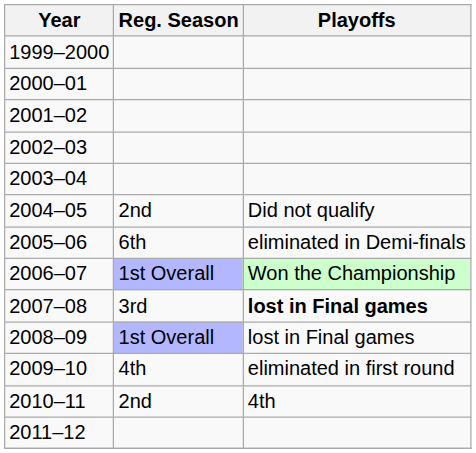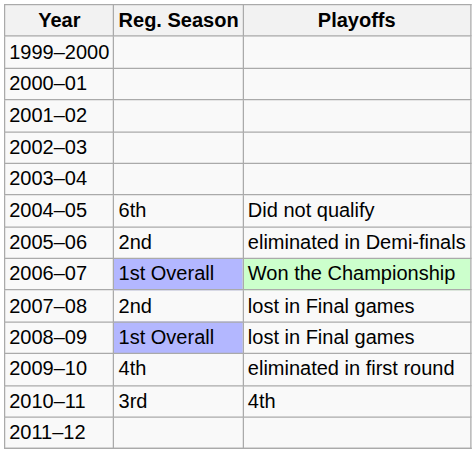(135, 210) 2nd -> (132, 210) 6th
(132, 242) 6th -> (135, 242) 2nd
(133, 305) 3rd -> (135, 305) 2nd
(338, 305) bold -> (331, 305) normal
(135, 400) 2nd -> (133, 400) 3rd
